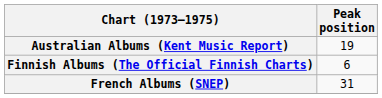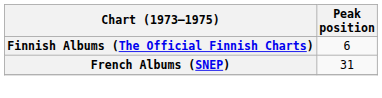- row: (160, 46)
